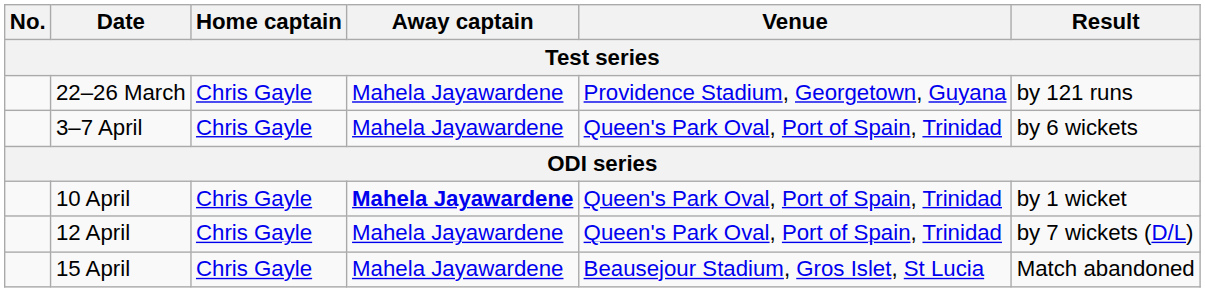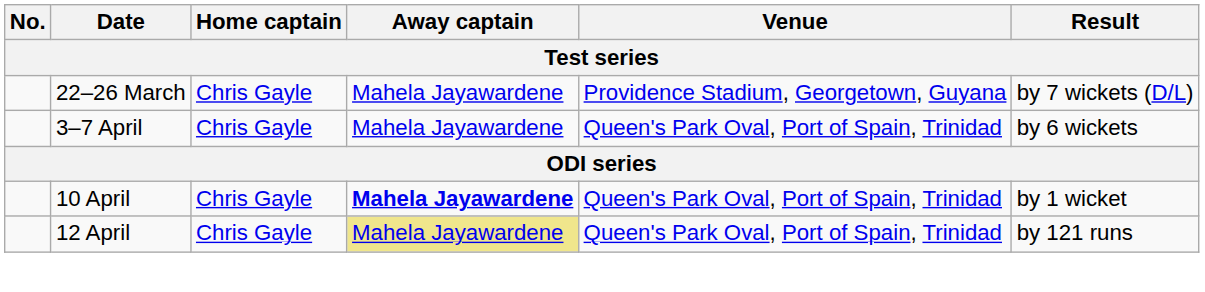(1075, 92) by 121 runs -> (1105, 92) by 7 wickets (D/L)
(458, 233) no background -> (458, 233) khaki background
(1105, 233) by 7 wickets (D/L) -> (1075, 233) by 121 runs
- row: (93, 269)
